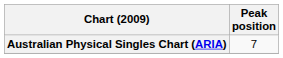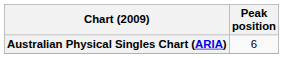(254, 44) 7 -> (254, 44) 6
